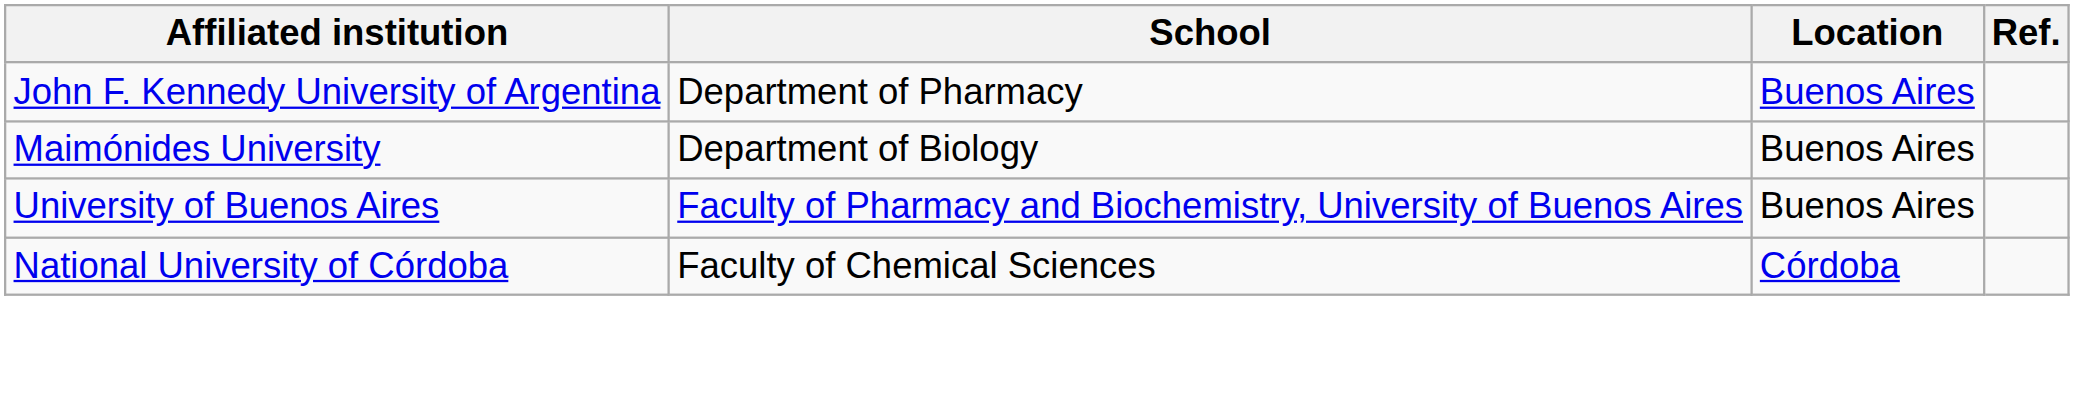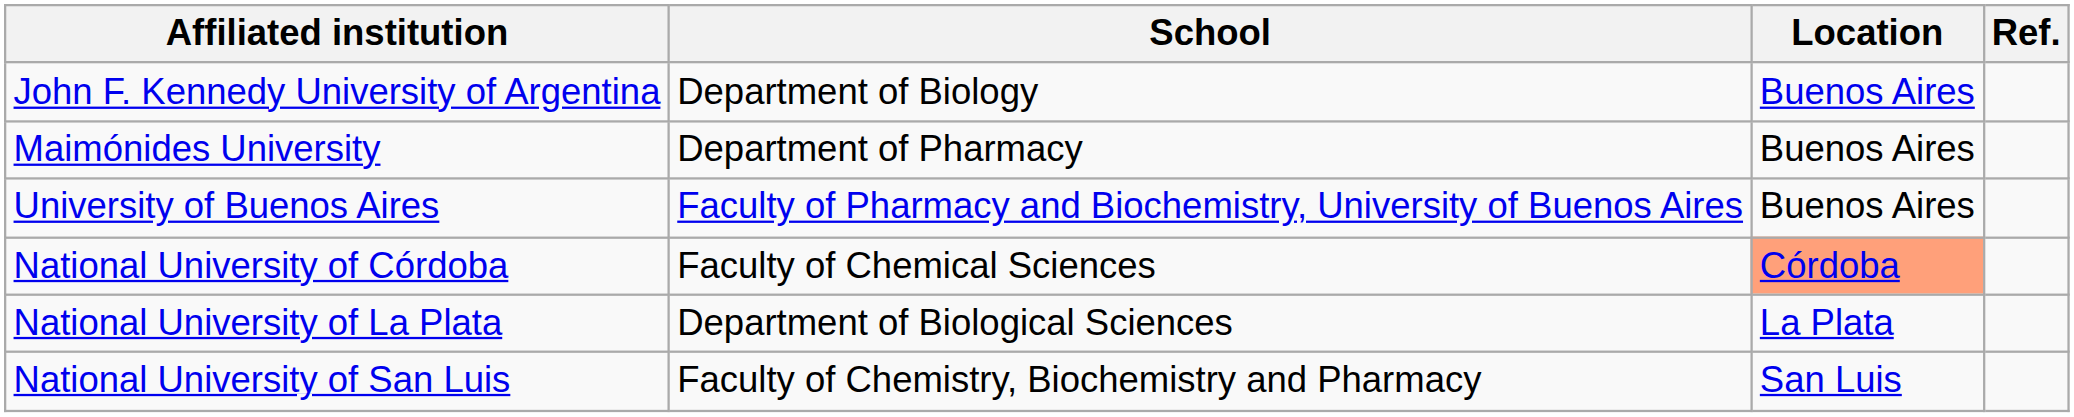(880, 91) Department of Pharmacy -> (858, 91) Department of Biology
(858, 149) Department of Biology -> (880, 149) Department of Pharmacy
(1830, 264) no background -> (1830, 264) lightsalmon background
+ row: (258, 322)
+ row: (262, 380)
